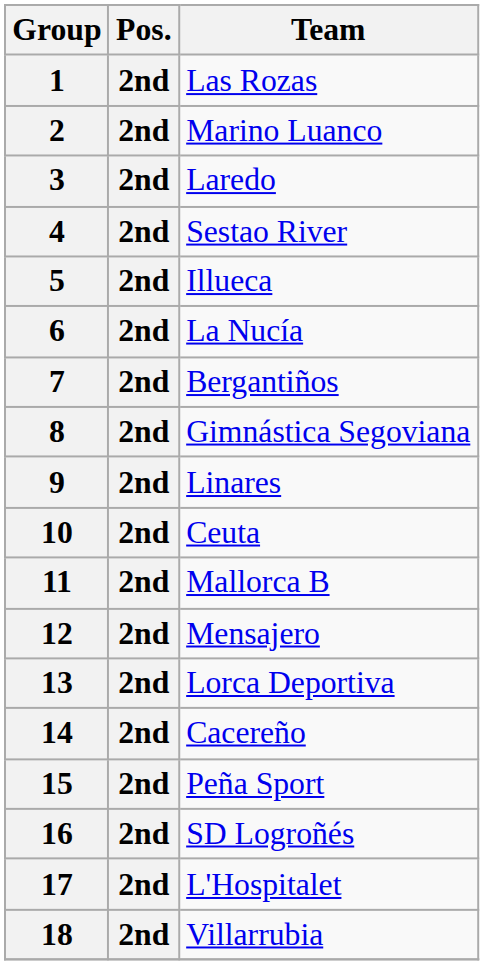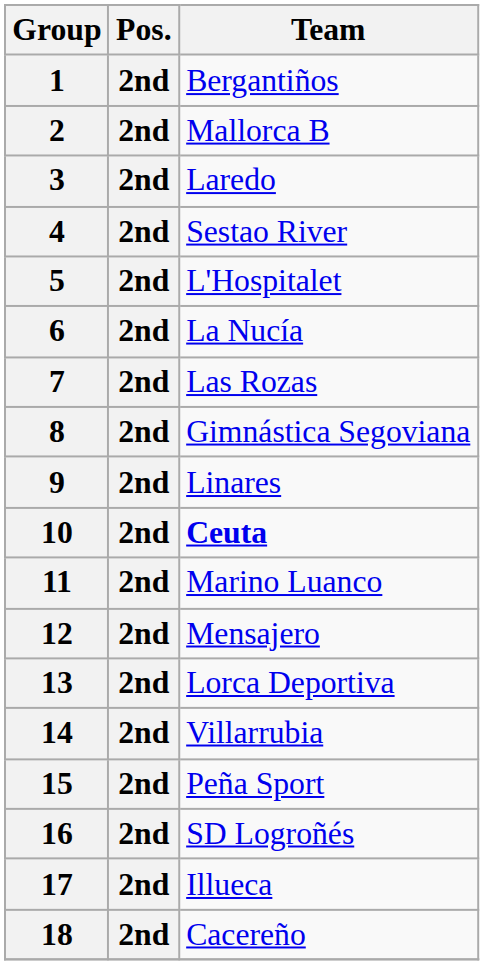(252, 79) Las Rozas -> (262, 79) Bergantiños
(284, 130) Marino Luanco -> (258, 130) Mallorca B
(229, 280) Illueca -> (264, 280) L'Hospitalet
(262, 381) Bergantiños -> (252, 381) Las Rozas
(223, 532) normal -> (227, 532) bold
(258, 582) Mallorca B -> (284, 582) Marino Luanco
(246, 733) Cacereño -> (255, 733) Villarrubia
(264, 883) L'Hospitalet -> (229, 883) Illueca
(255, 933) Villarrubia -> (246, 933) Cacereño
